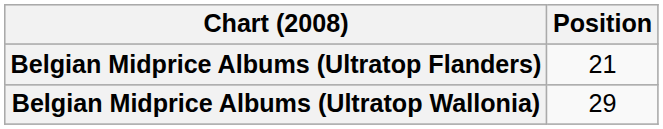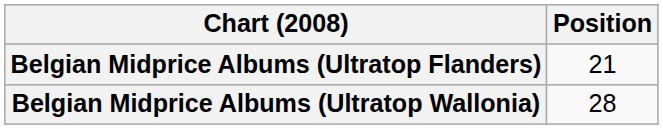(603, 104) 29 -> (603, 104) 28
